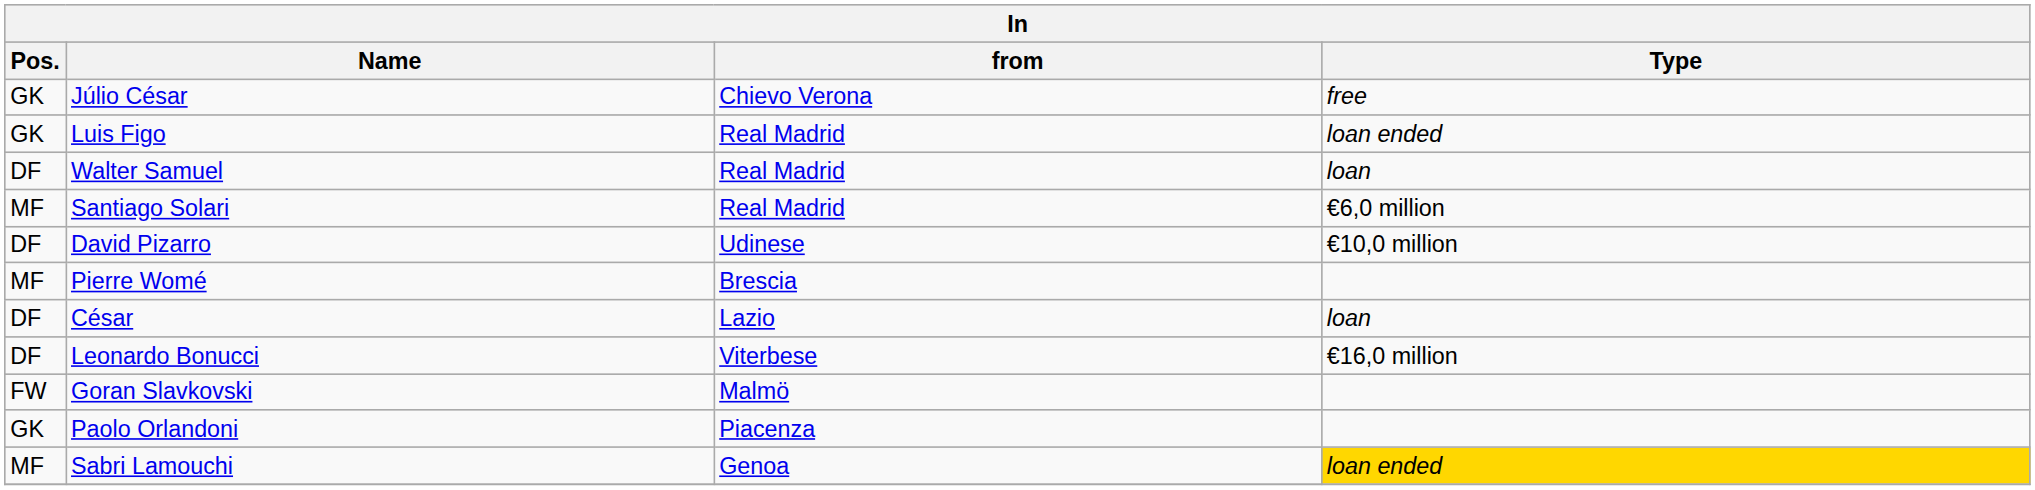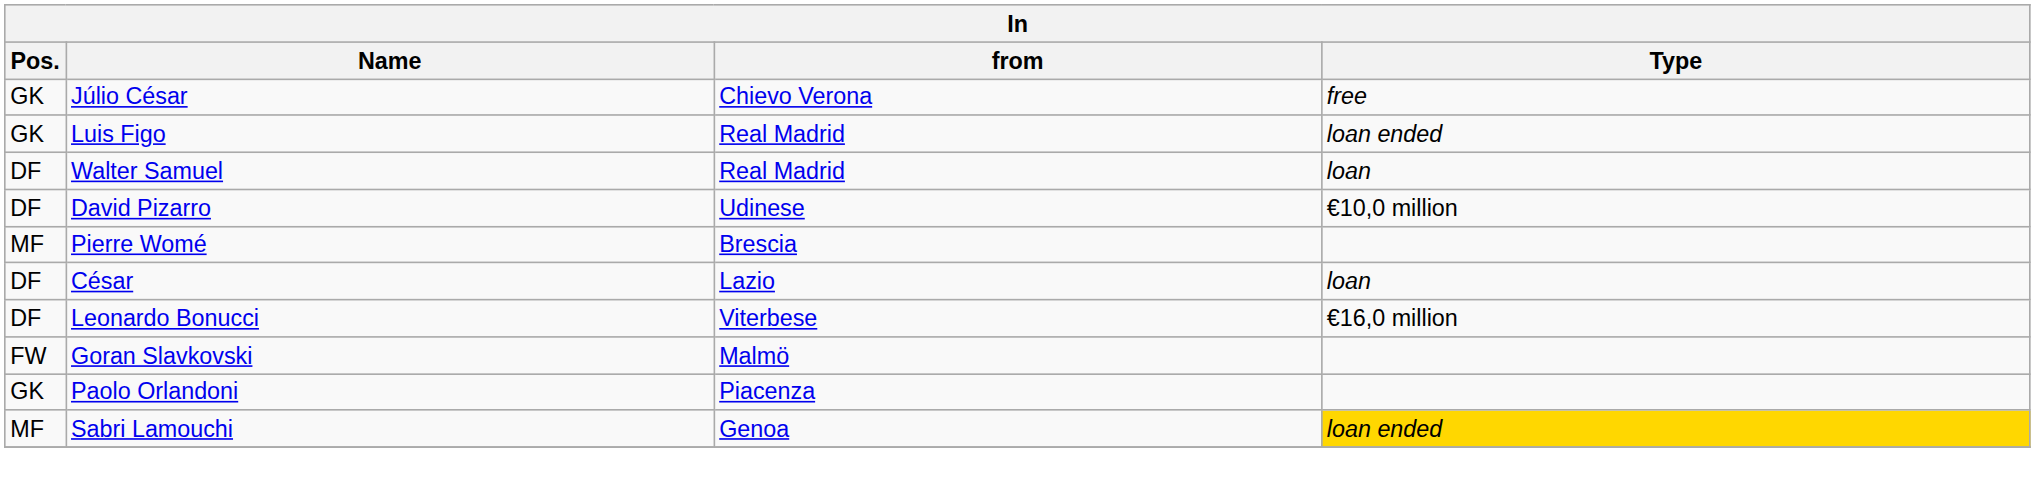- row: (150, 208)
